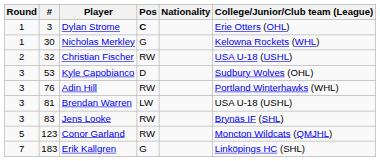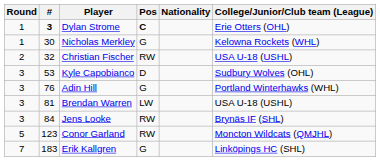(49, 27) normal -> (49, 27) bold
(147, 88) RW -> (143, 88) G
(49, 118) 83 -> (49, 118) 84
